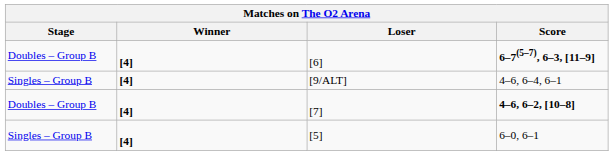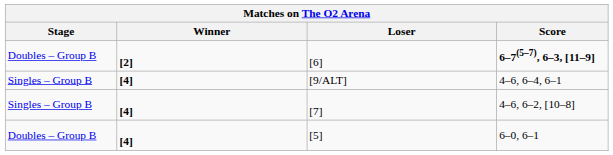(126, 62) [4] -> (126, 62) [2]
(52, 104) Doubles – Group B -> (50, 104) Singles – Group B
(537, 104) bold -> (537, 104) normal
(50, 135) Singles – Group B -> (52, 135) Doubles – Group B
